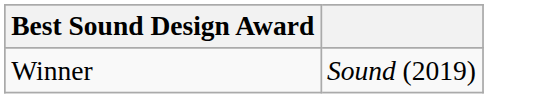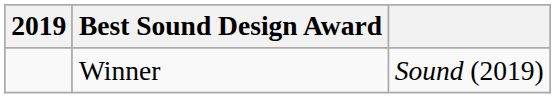+ column: (39, 26)
